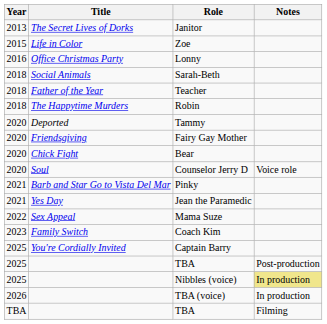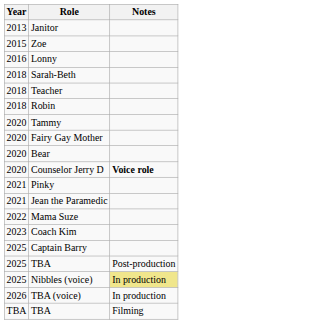- column: (101, 12)
(276, 169) normal -> (133, 169) bold
